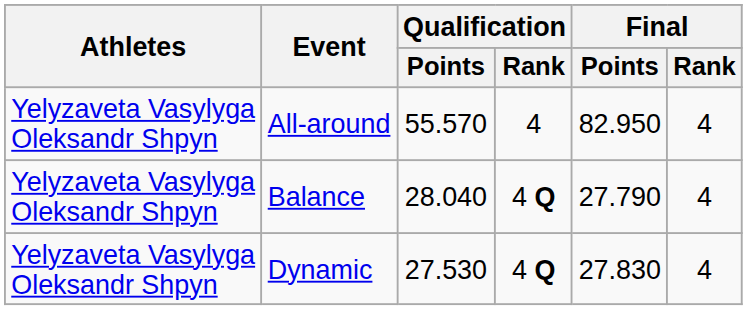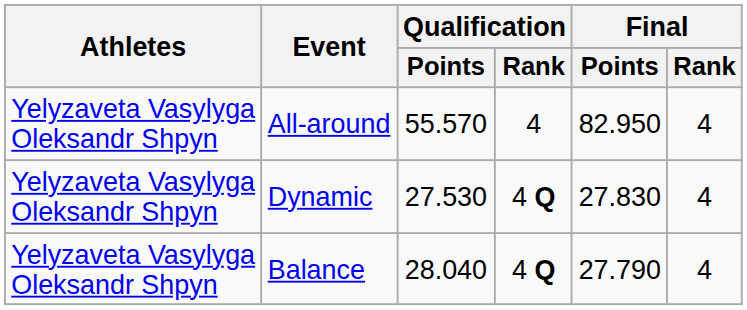rows swapped: (316, 197) <-> (320, 269)
